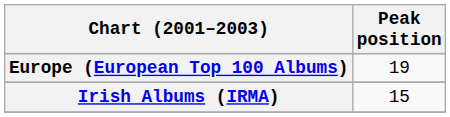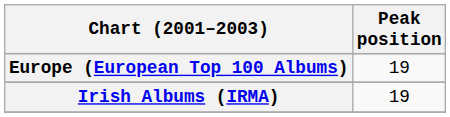(399, 97) 15 -> (399, 97) 19
